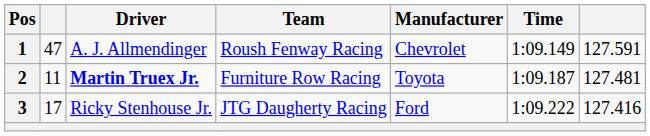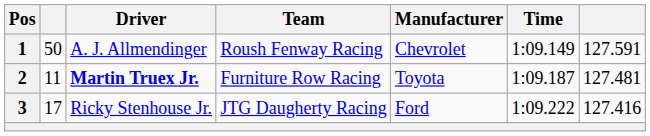(53, 49) 47 -> (53, 49) 50
